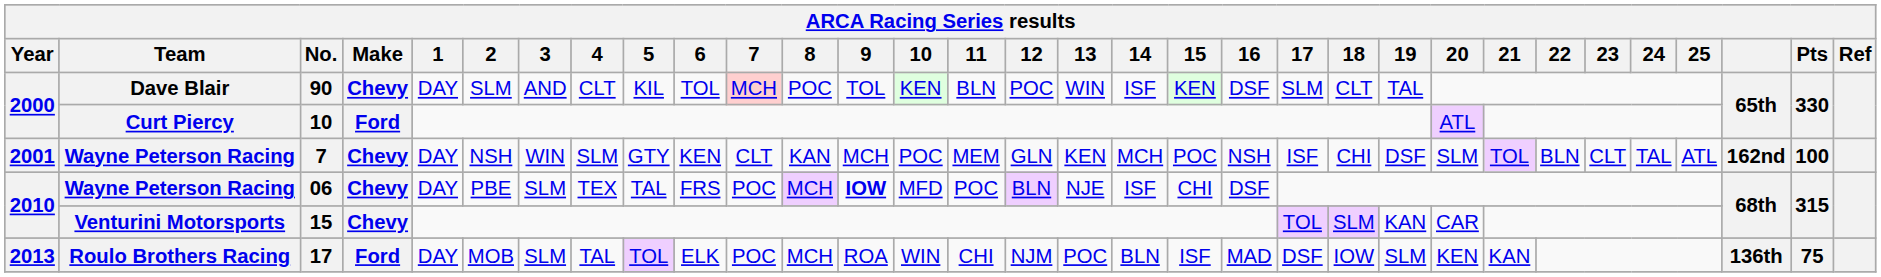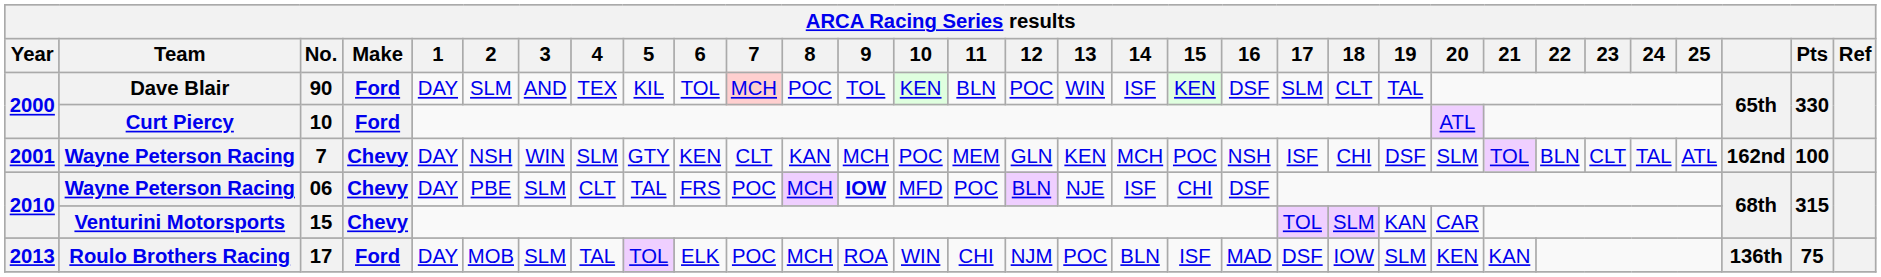(378, 88) Chevy -> (378, 88) Ford
(597, 88) CLT -> (597, 88) TEX
(597, 189) TEX -> (597, 189) CLT
